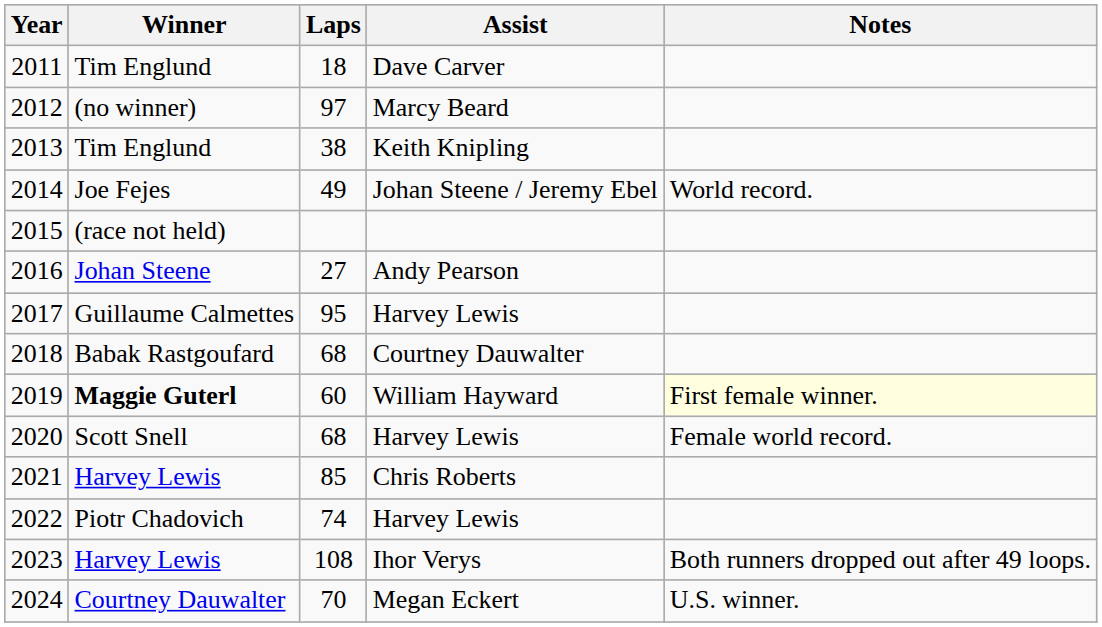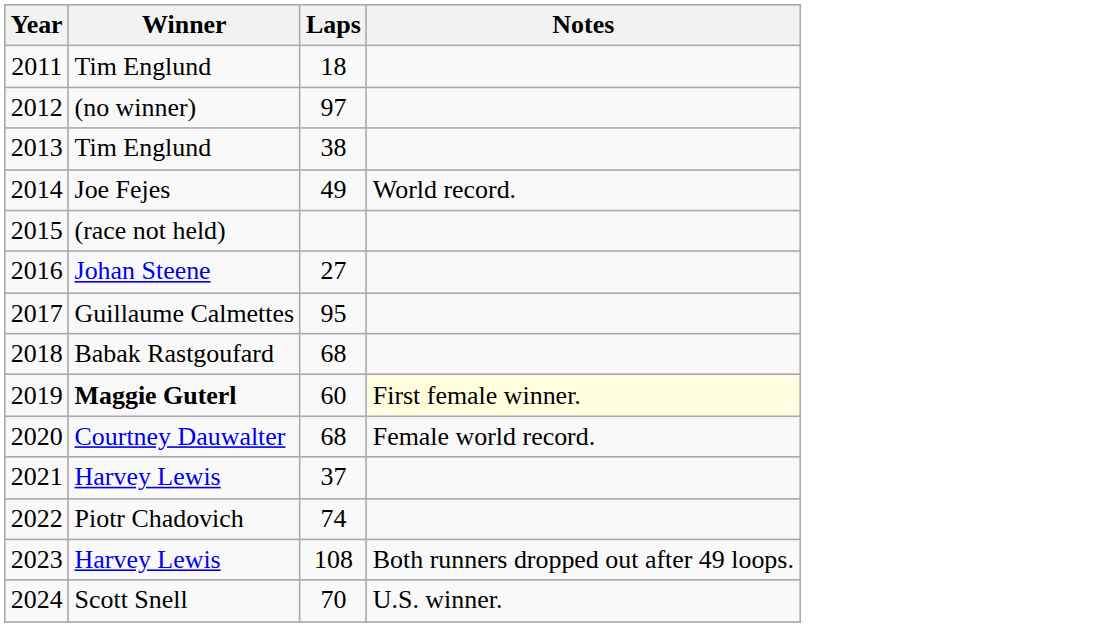- column: (515, 25)
(131, 436) Scott Snell -> (180, 436) Courtney Dauwalter
(333, 477) 85 -> (333, 477) 37
(180, 600) Courtney Dauwalter -> (131, 600) Scott Snell
